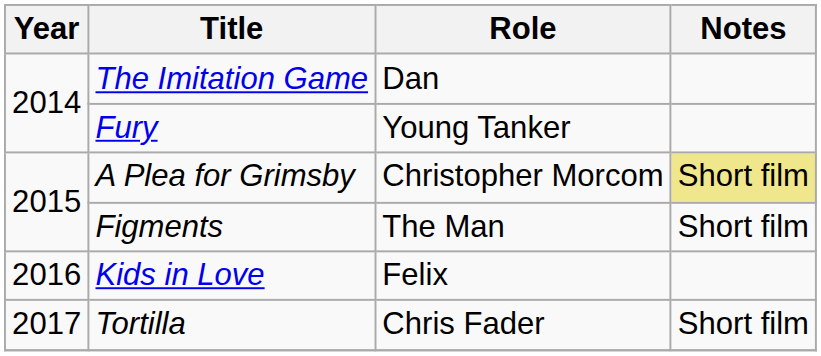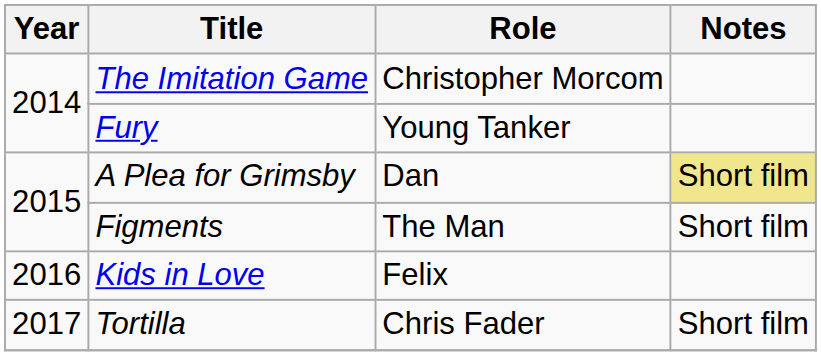(411, 78) Dan -> (523, 78) Christopher Morcom
(523, 176) Christopher Morcom -> (411, 176) Dan
